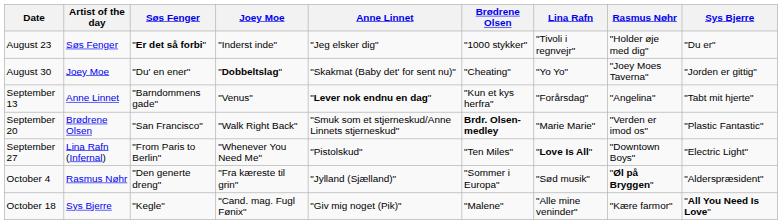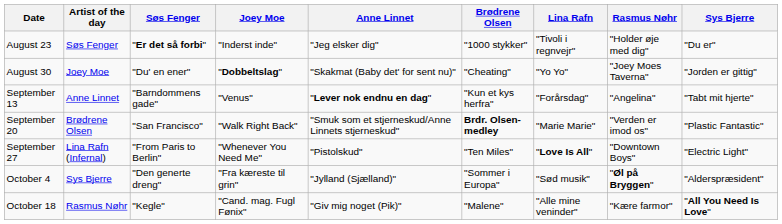(97, 179) Rasmus Nøhr -> (89, 179) Sys Bjerre
(89, 206) Sys Bjerre -> (97, 206) Rasmus Nøhr
